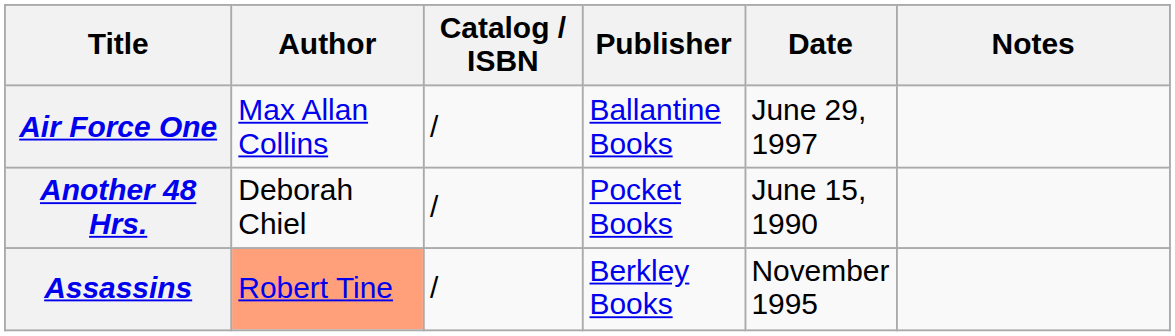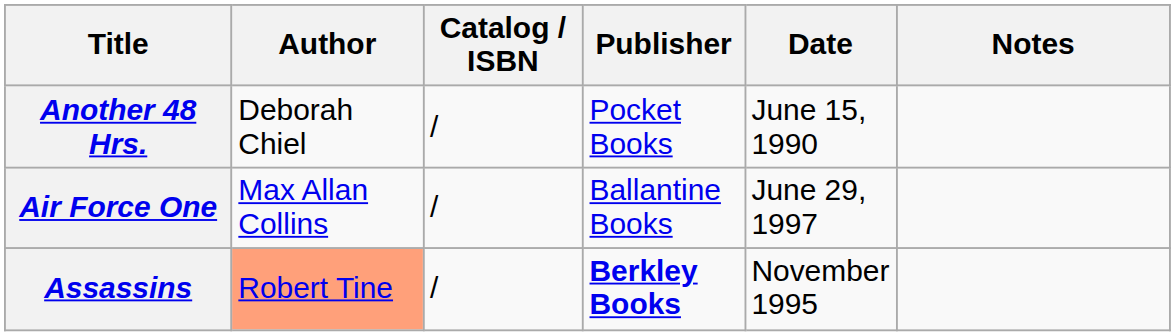rows swapped: (118, 126) <-> (118, 207)
(639, 288) normal -> (644, 288) bold
